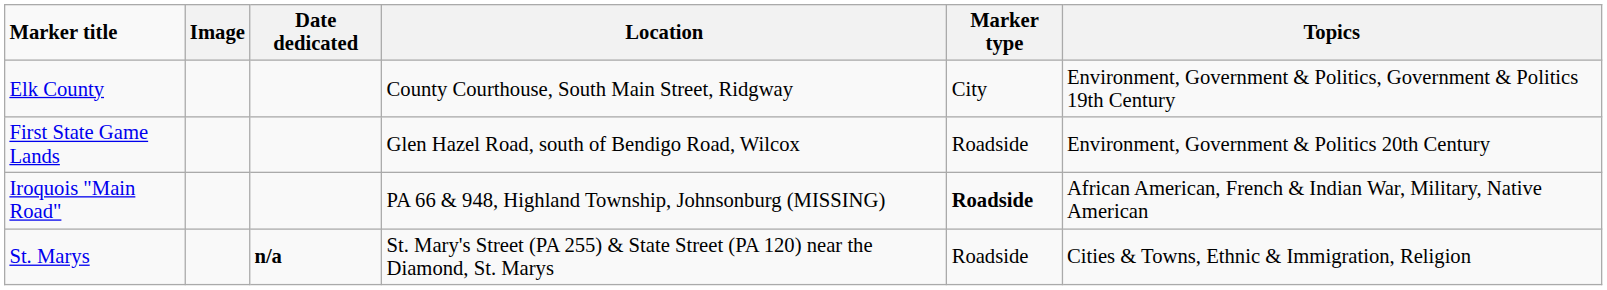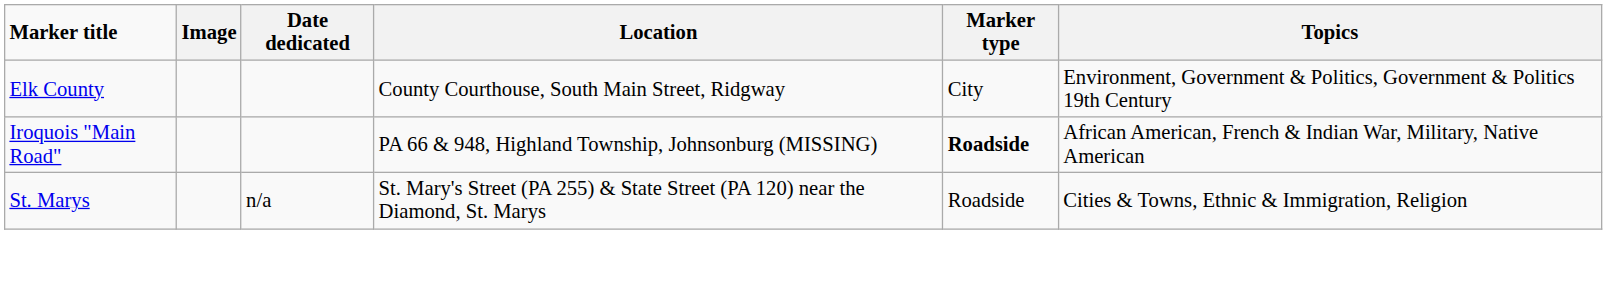- row: (79, 144)
(268, 256) bold -> (259, 200) normal
